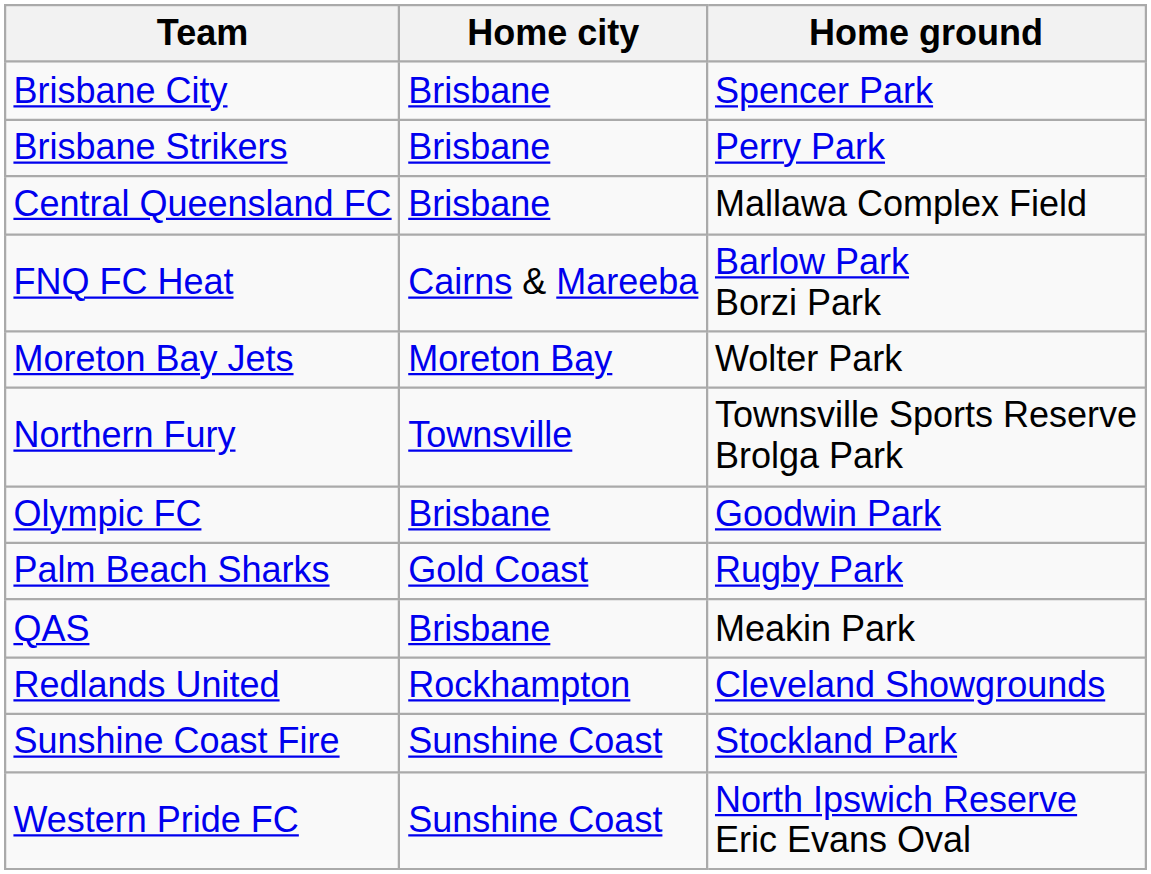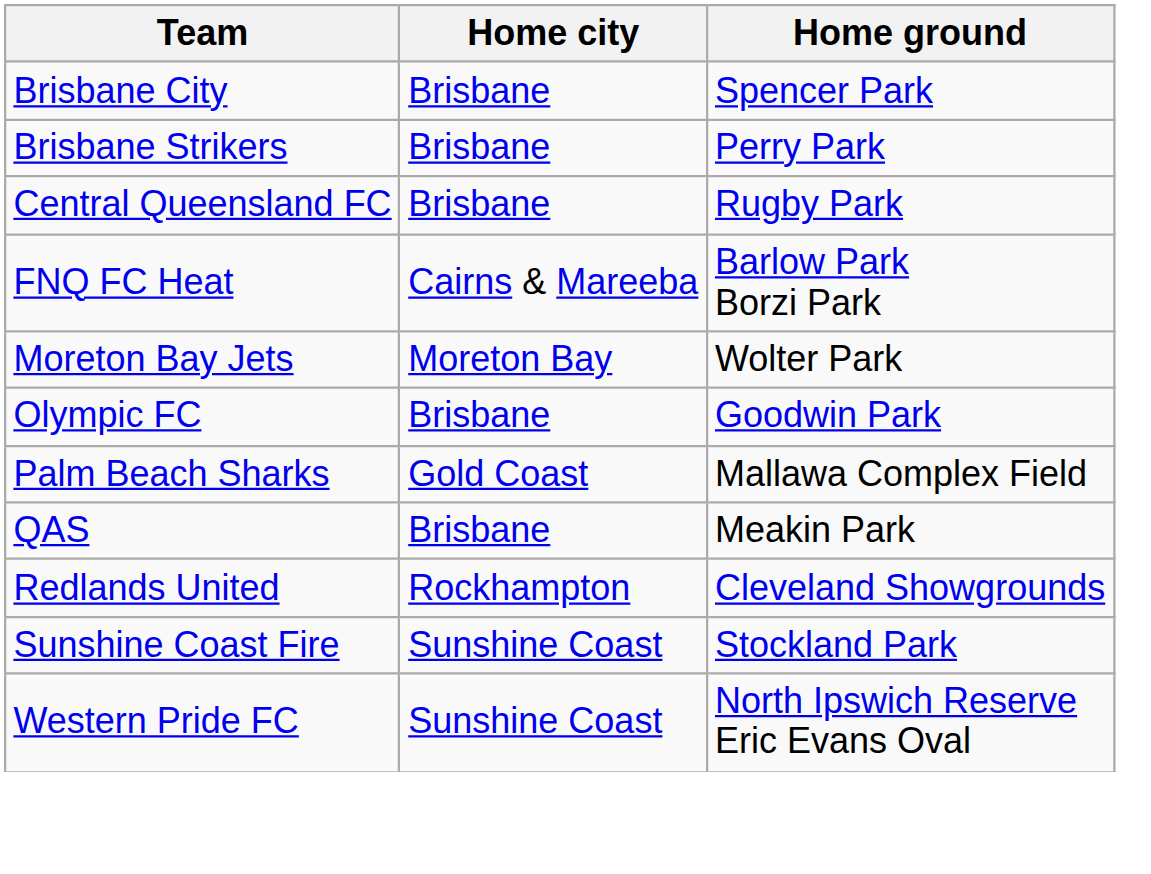(901, 204) Mallawa Complex Field -> (809, 204) Rugby Park
- row: (124, 436)
(809, 570) Rugby Park -> (901, 473) Mallawa Complex Field
